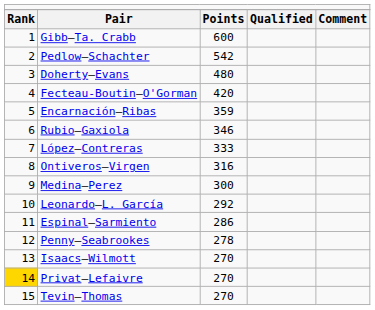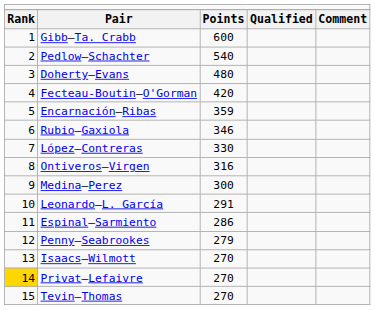(224, 56) 542 -> (224, 56) 540
(224, 148) 333 -> (224, 148) 330
(224, 203) 292 -> (224, 203) 291
(224, 240) 278 -> (224, 240) 279
